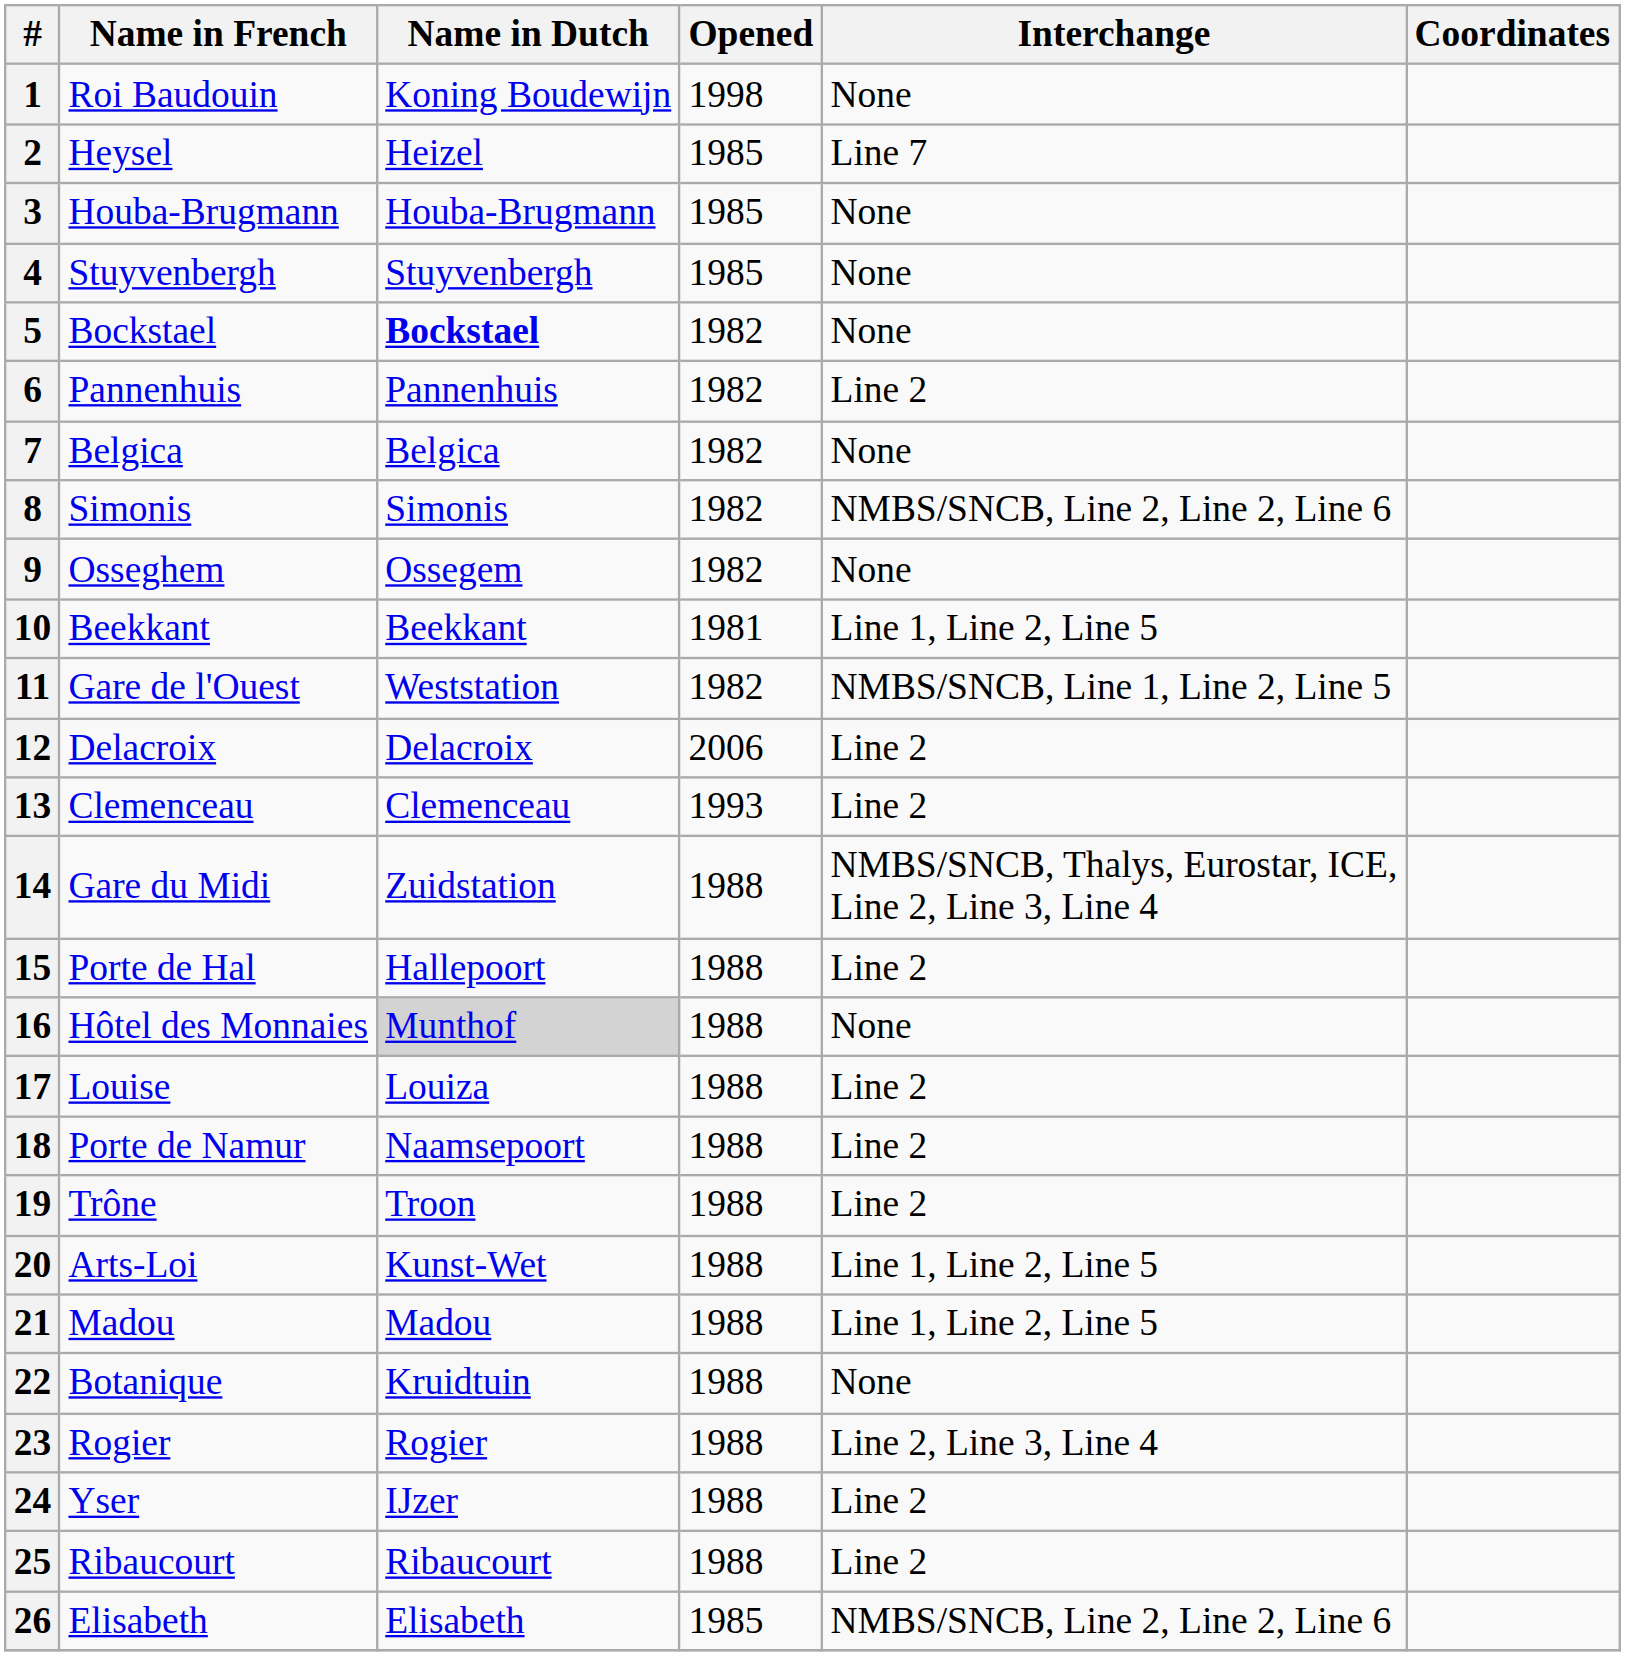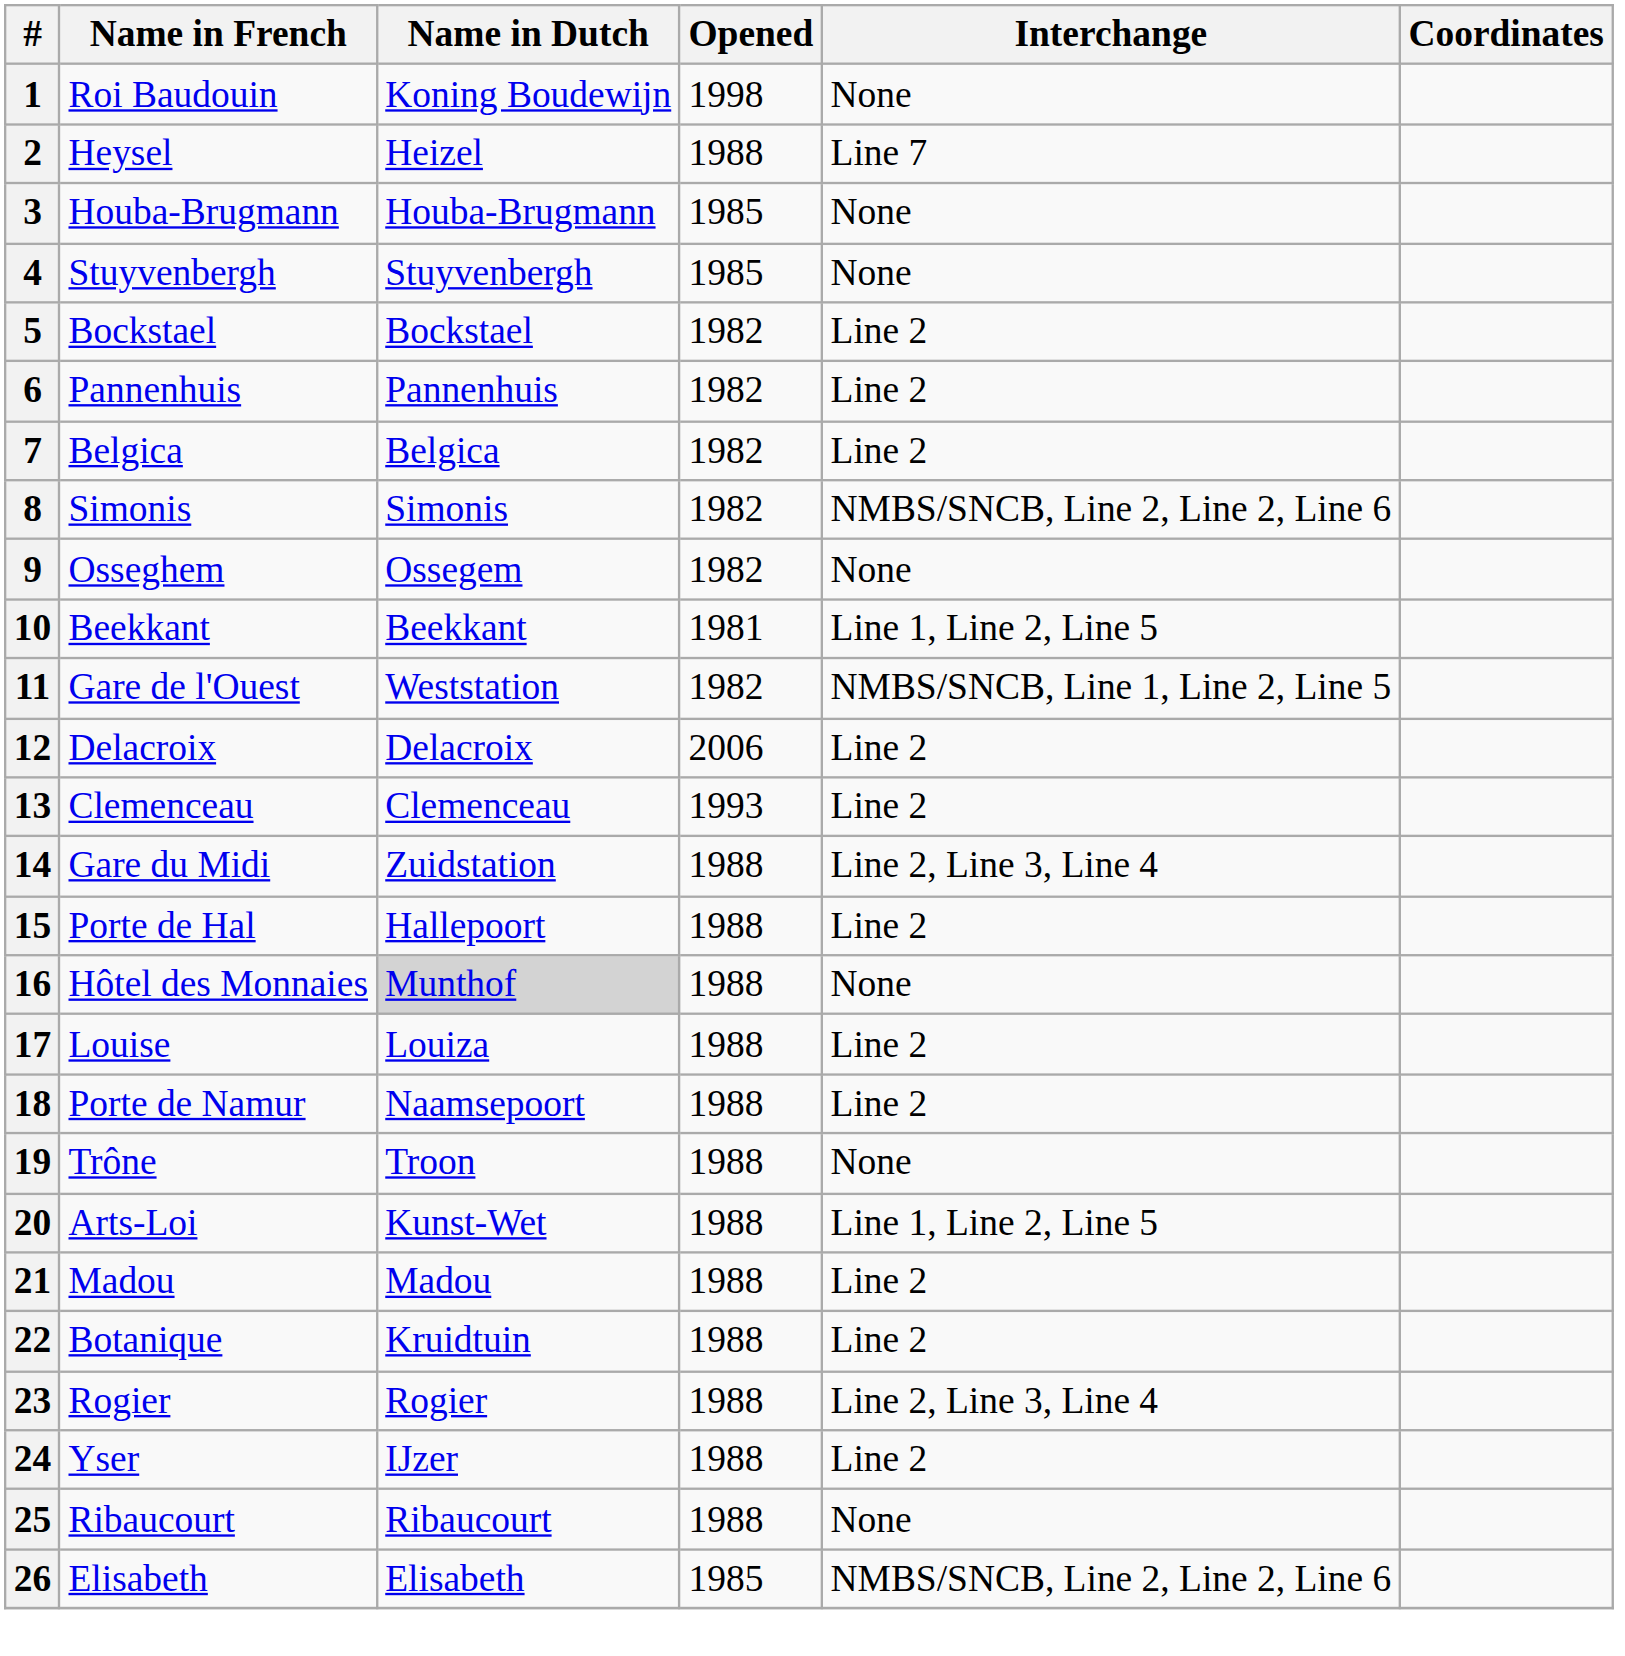(726, 152) 1985 -> (726, 152) 1988
(462, 331) bold -> (459, 331) normal
(871, 331) None -> (879, 331) Line 2
(871, 449) None -> (879, 449) Line 2
(1114, 886) NMBS/SNCB, Thalys, Eurostar, ICE, Line 2, Line 3, Line 4 -> (994, 865) Line 2, Line 3, Line 4
(879, 1204) Line 2 -> (871, 1162) None
(994, 1323) Line 1, Line 2, Line 5 -> (879, 1281) Line 2
(871, 1382) None -> (879, 1340) Line 2
(879, 1560) Line 2 -> (871, 1518) None
